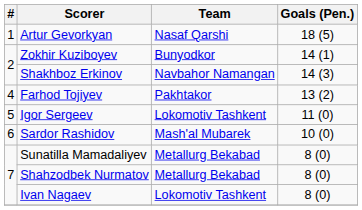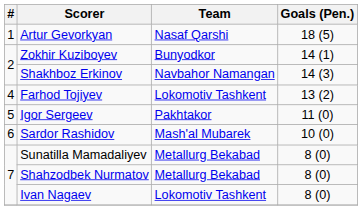(183, 94) Pakhtakor -> (210, 94) Lokomotiv Tashkent
(210, 114) Lokomotiv Tashkent -> (183, 114) Pakhtakor
